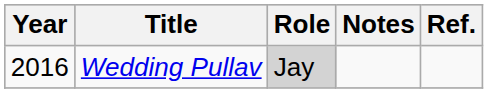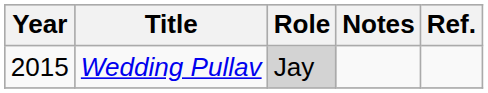(40, 66) 2016 -> (40, 66) 2015
